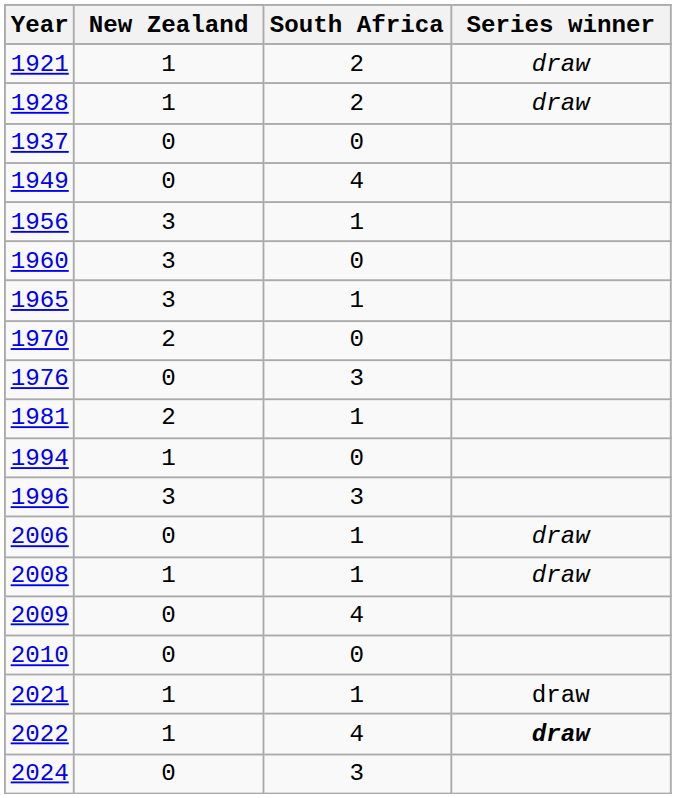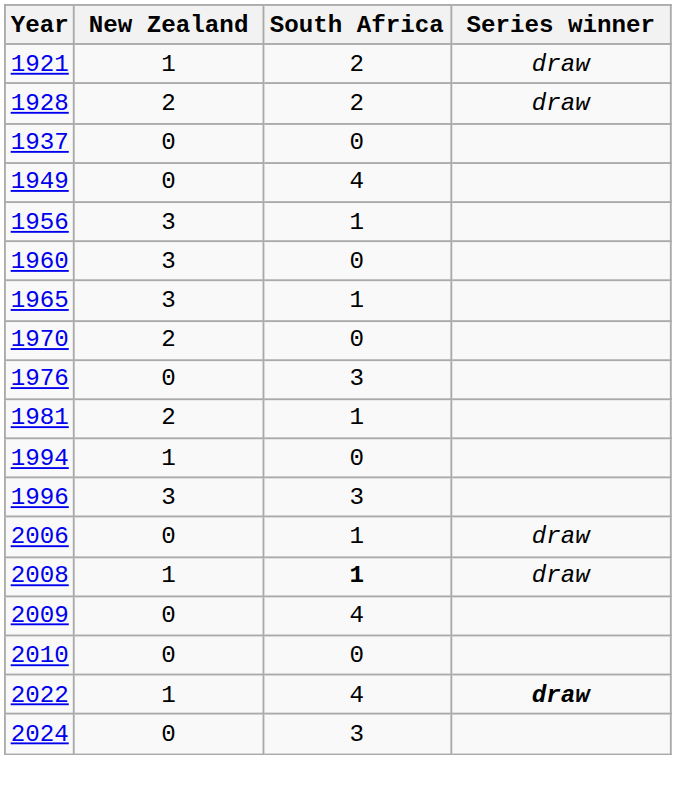(169, 103) 1 -> (169, 103) 2
(357, 576) normal -> (357, 576) bold
- row: (40, 695)
